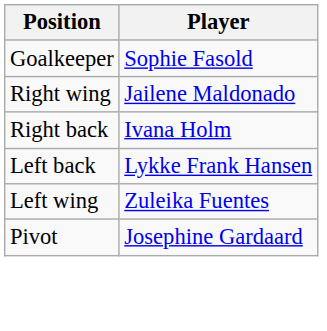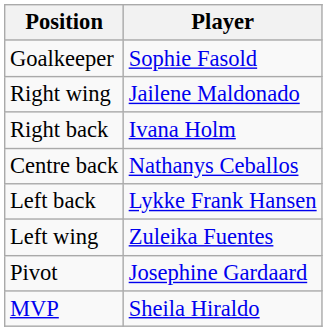+ row: (64, 165)
+ row: (34, 308)
